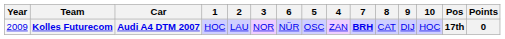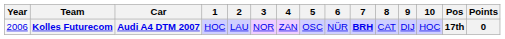columns swapped: (338, 11) <-> (289, 11)
(17, 26) 2009 -> (17, 26) 2006
